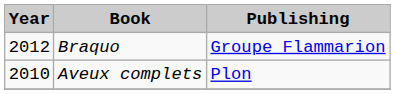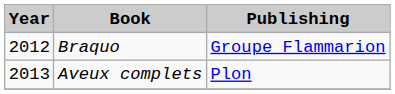(29, 75) 2010 -> (29, 75) 2013
